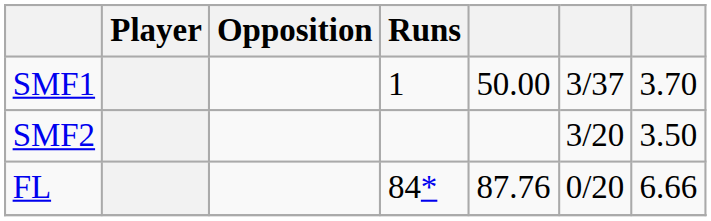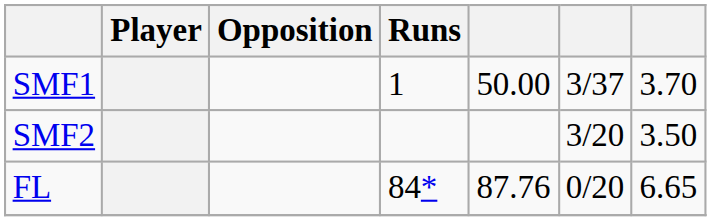(668, 187) 6.66 -> (668, 187) 6.65
